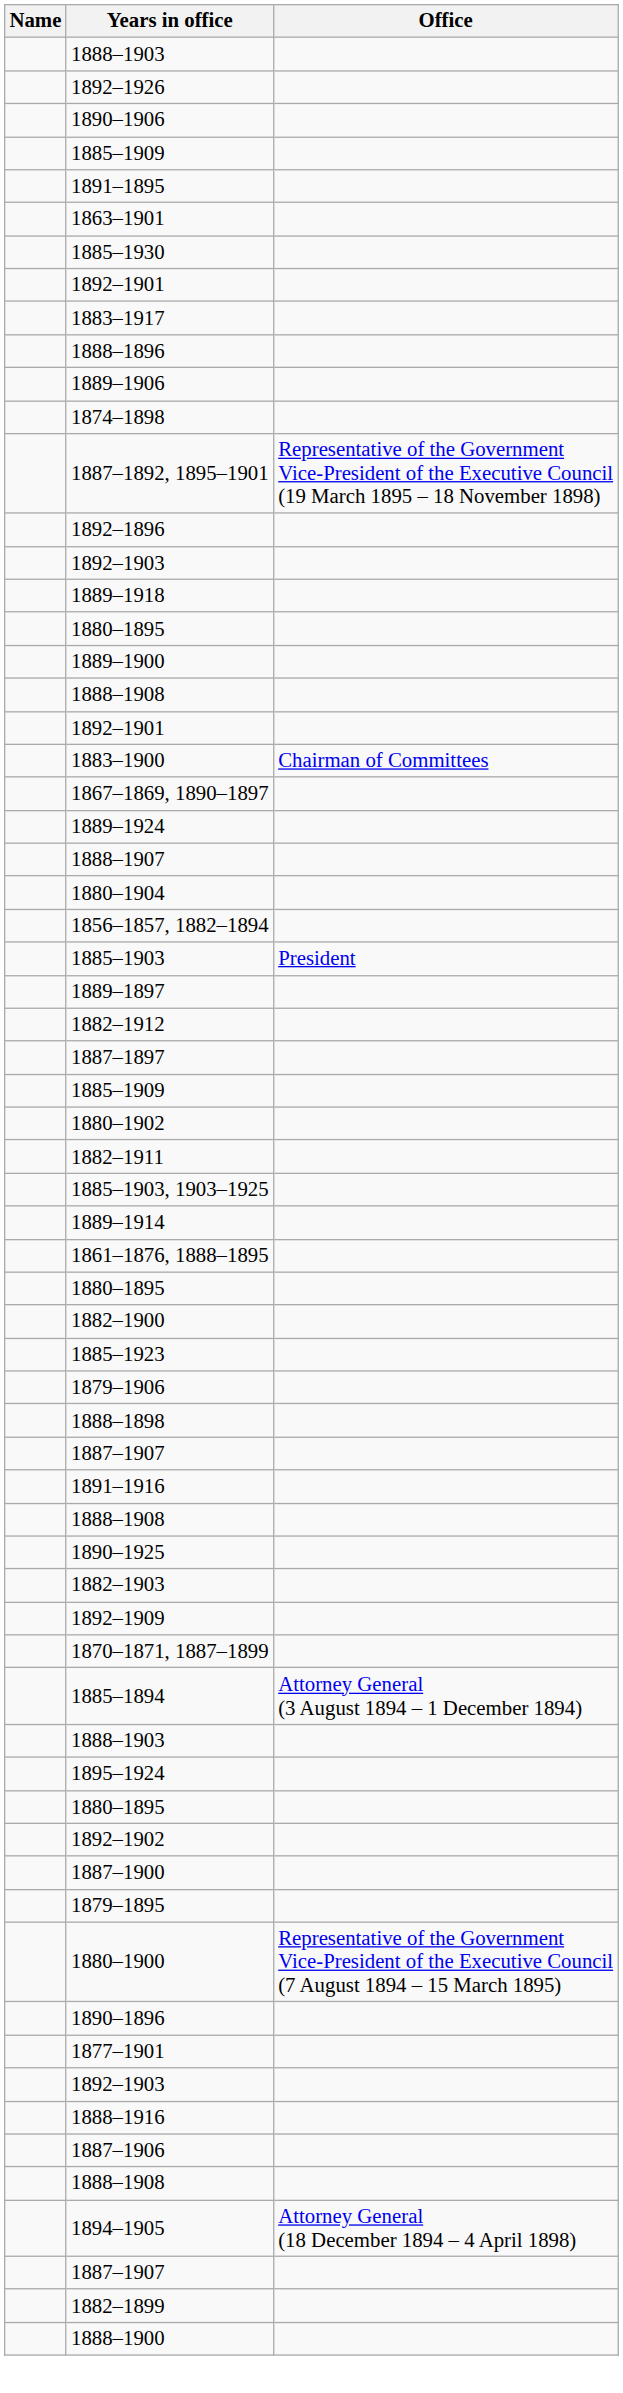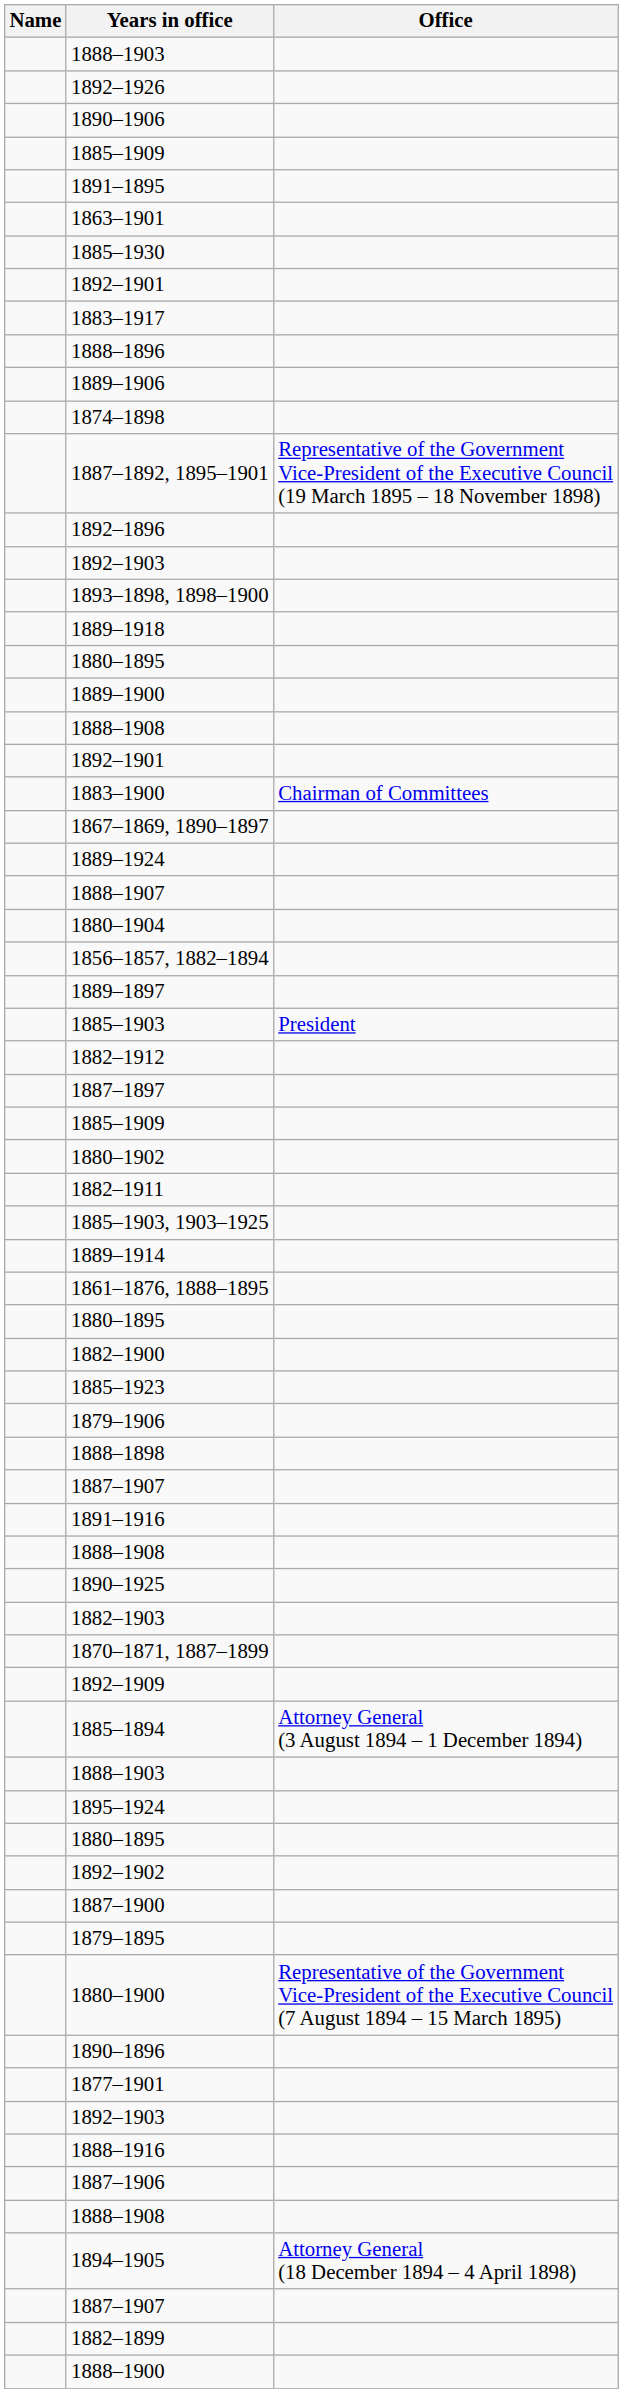+ row: (170, 595)
rows swapped: (118, 958) <-> (118, 991)
rows swapped: (118, 1618) <-> (170, 1651)
